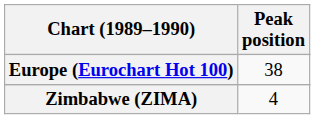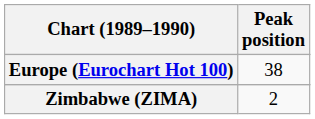(274, 98) 4 -> (274, 98) 2
